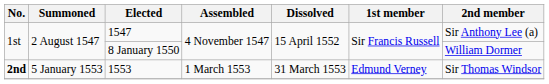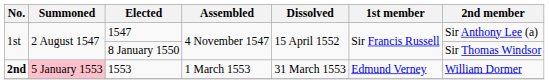(483, 50) William Dormer -> (493, 50) Sir Thomas Windsor
(67, 69) no background -> (67, 69) pink background
(493, 69) Sir Thomas Windsor -> (483, 69) William Dormer
